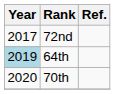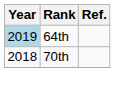- row: (58, 36)
(22, 78) 2020 -> (22, 57) 2018
